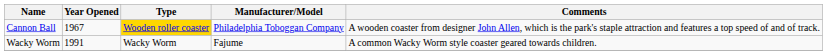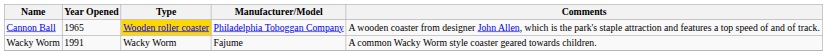(74, 27) 1967 -> (74, 27) 1965
